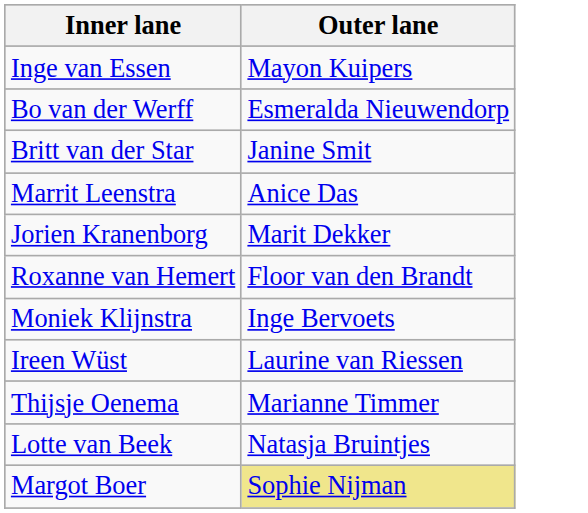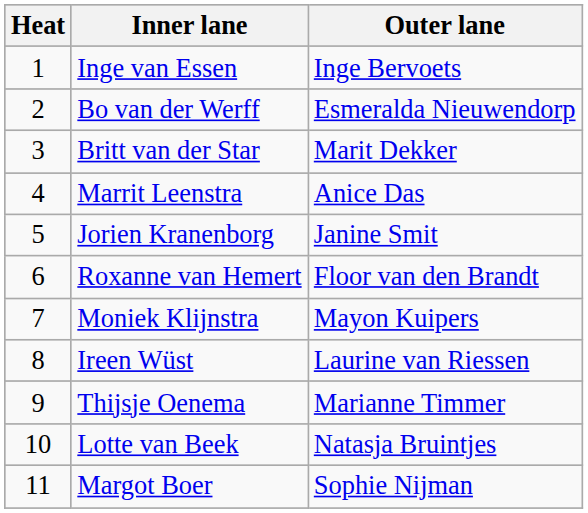+ column: (38, 25)
(330, 67) Mayon Kuipers -> (387, 67) Inge Bervoets
(309, 151) Janine Smit -> (385, 151) Marit Dekker
(319, 234) Marit Dekker -> (376, 234) Janine Smit
(321, 318) Inge Bervoets -> (396, 318) Mayon Kuipers
(327, 485) khaki background -> (393, 485) no background
